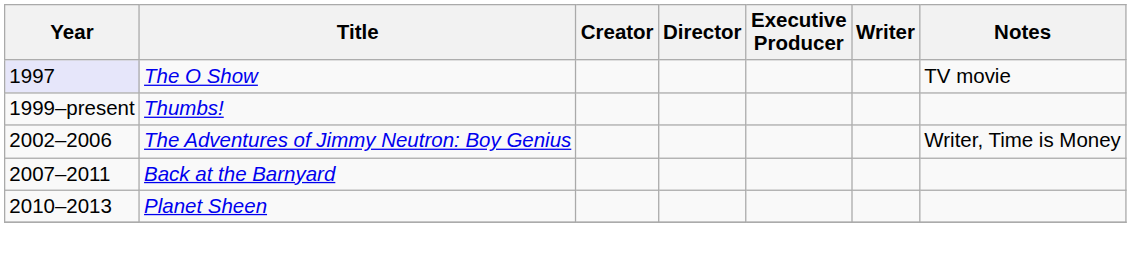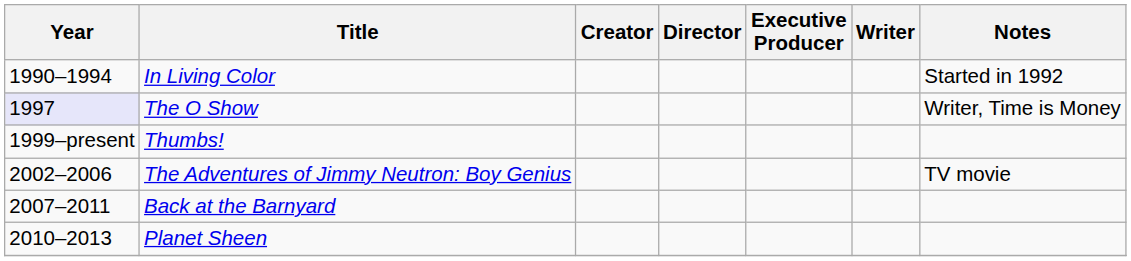+ row: (210, 76)
(968, 76) TV movie -> (1023, 108) Writer, Time is Money
(1023, 141) Writer, Time is Money -> (968, 173) TV movie
